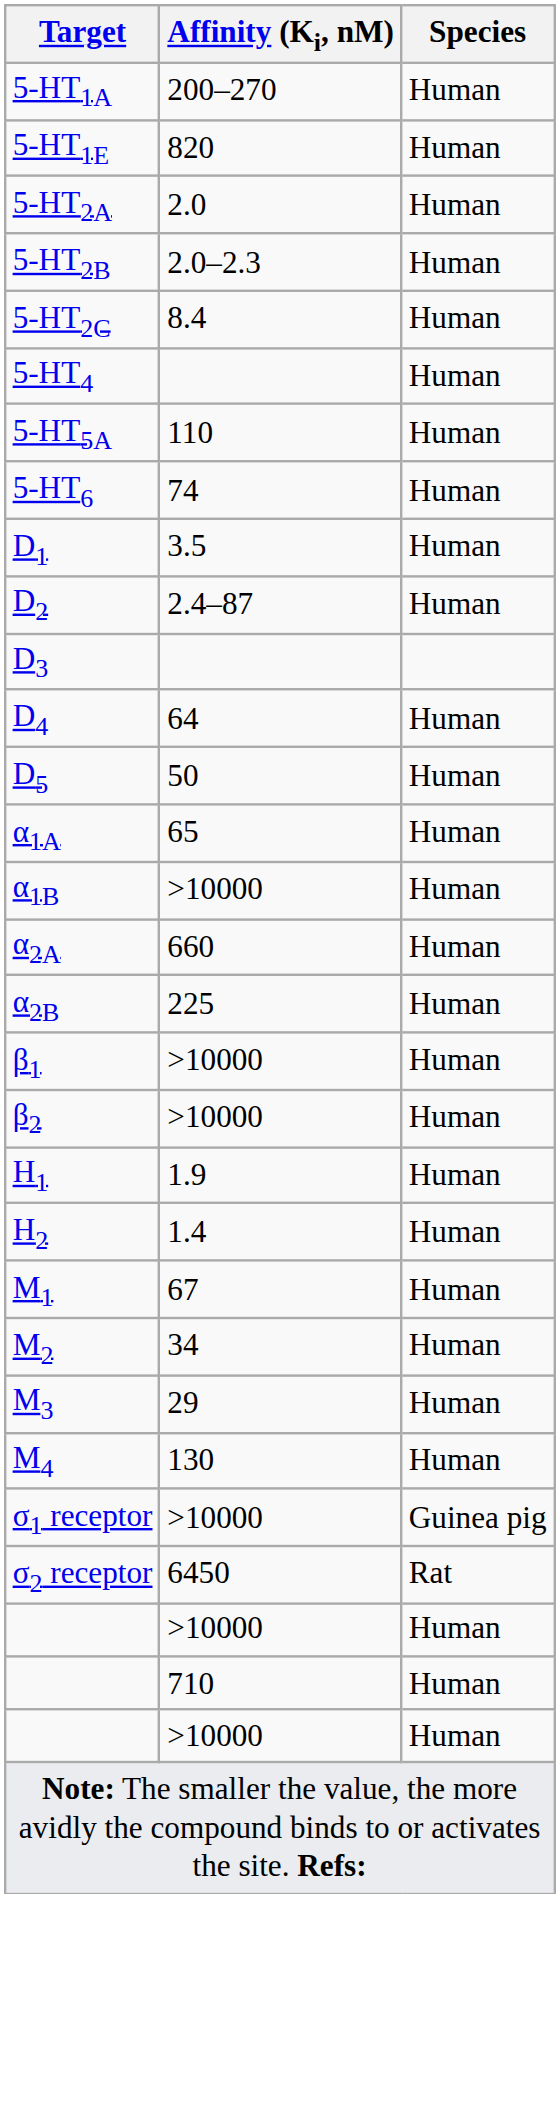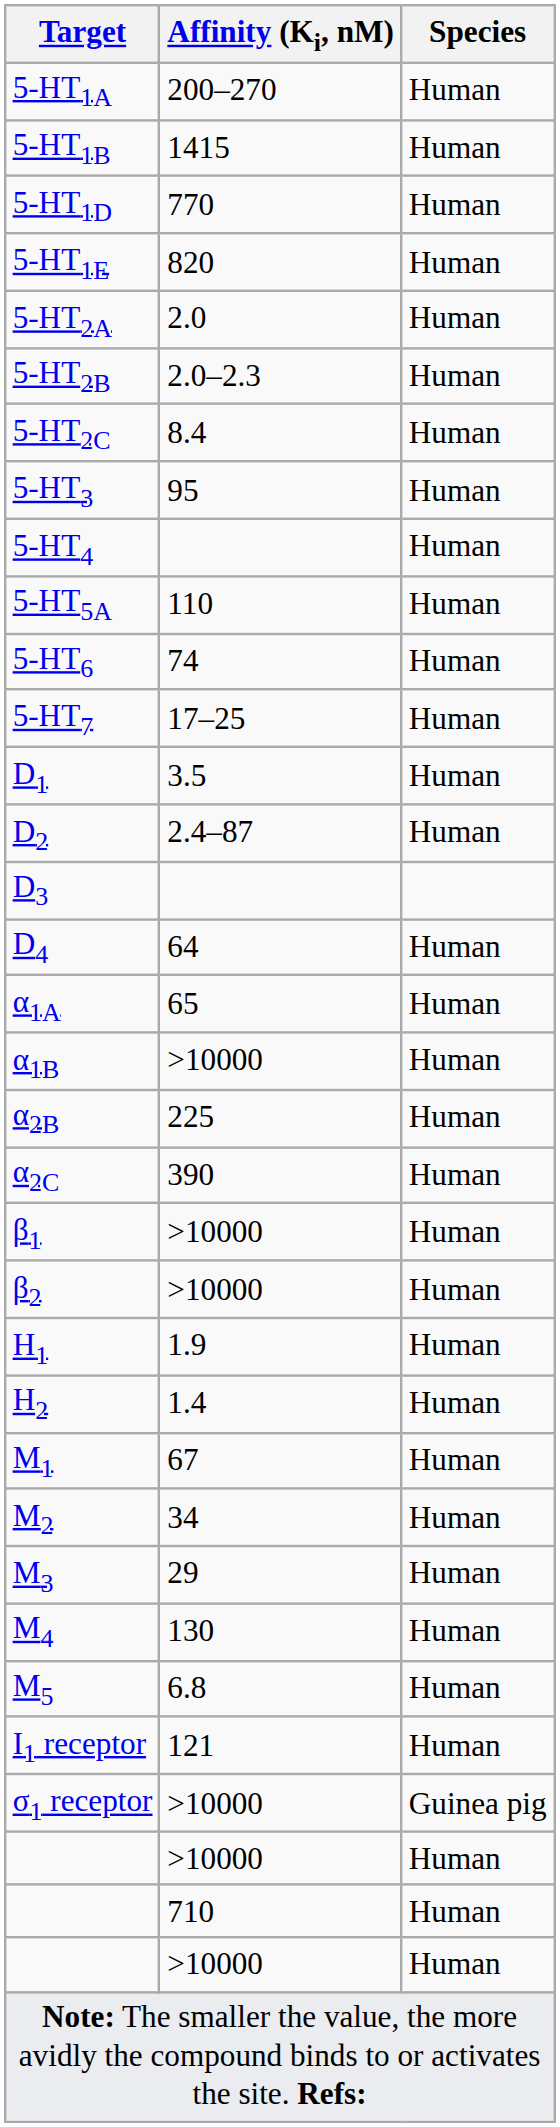+ row: (62, 148)
+ row: (62, 205)
+ row: (53, 490)
+ row: (53, 719)
- row: (30, 776)
- row: (37, 947)
+ row: (36, 1175)
+ row: (33, 1689)
+ row: (79, 1746)
- row: (83, 1575)
